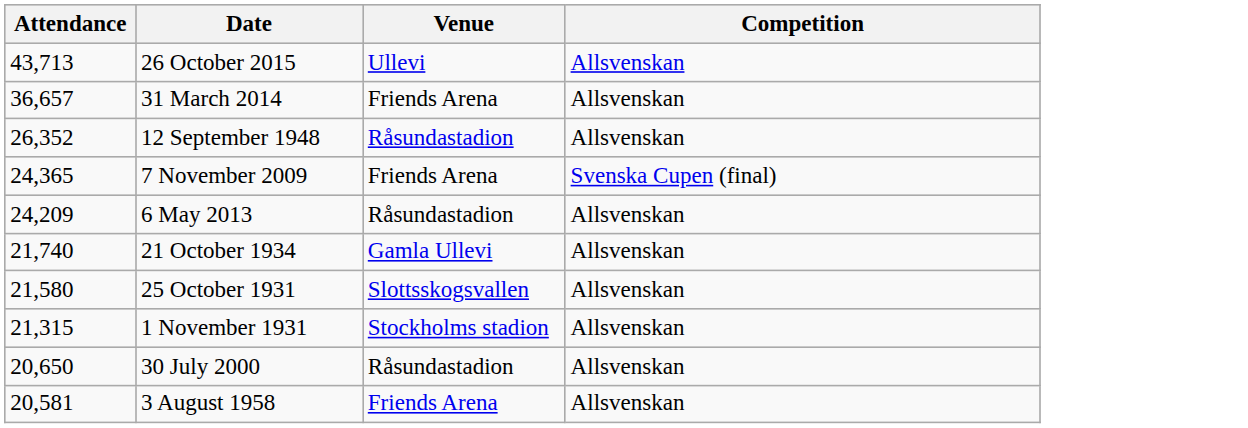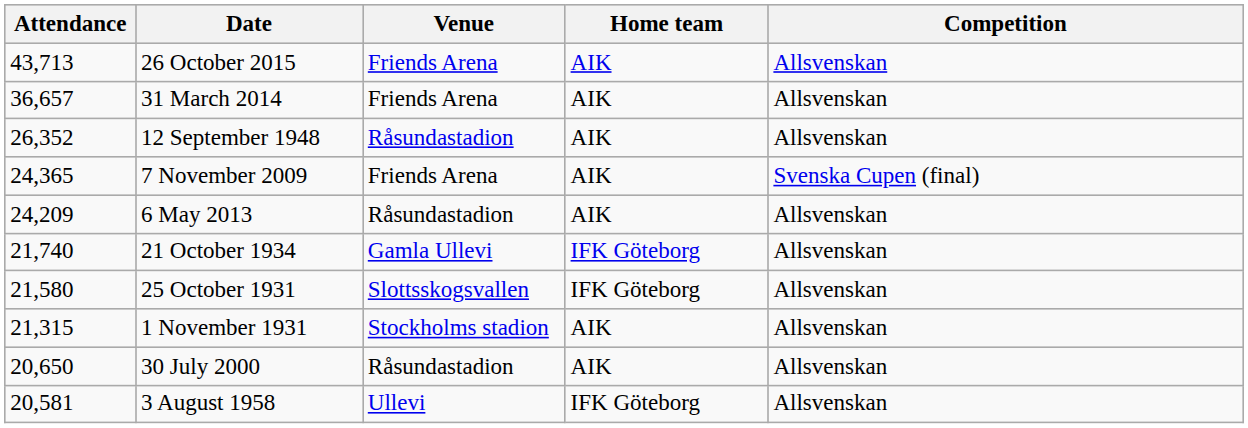+ column: (667, 23)
(397, 61) Ullevi -> (433, 61) Friends Arena
(433, 403) Friends Arena -> (397, 403) Ullevi
